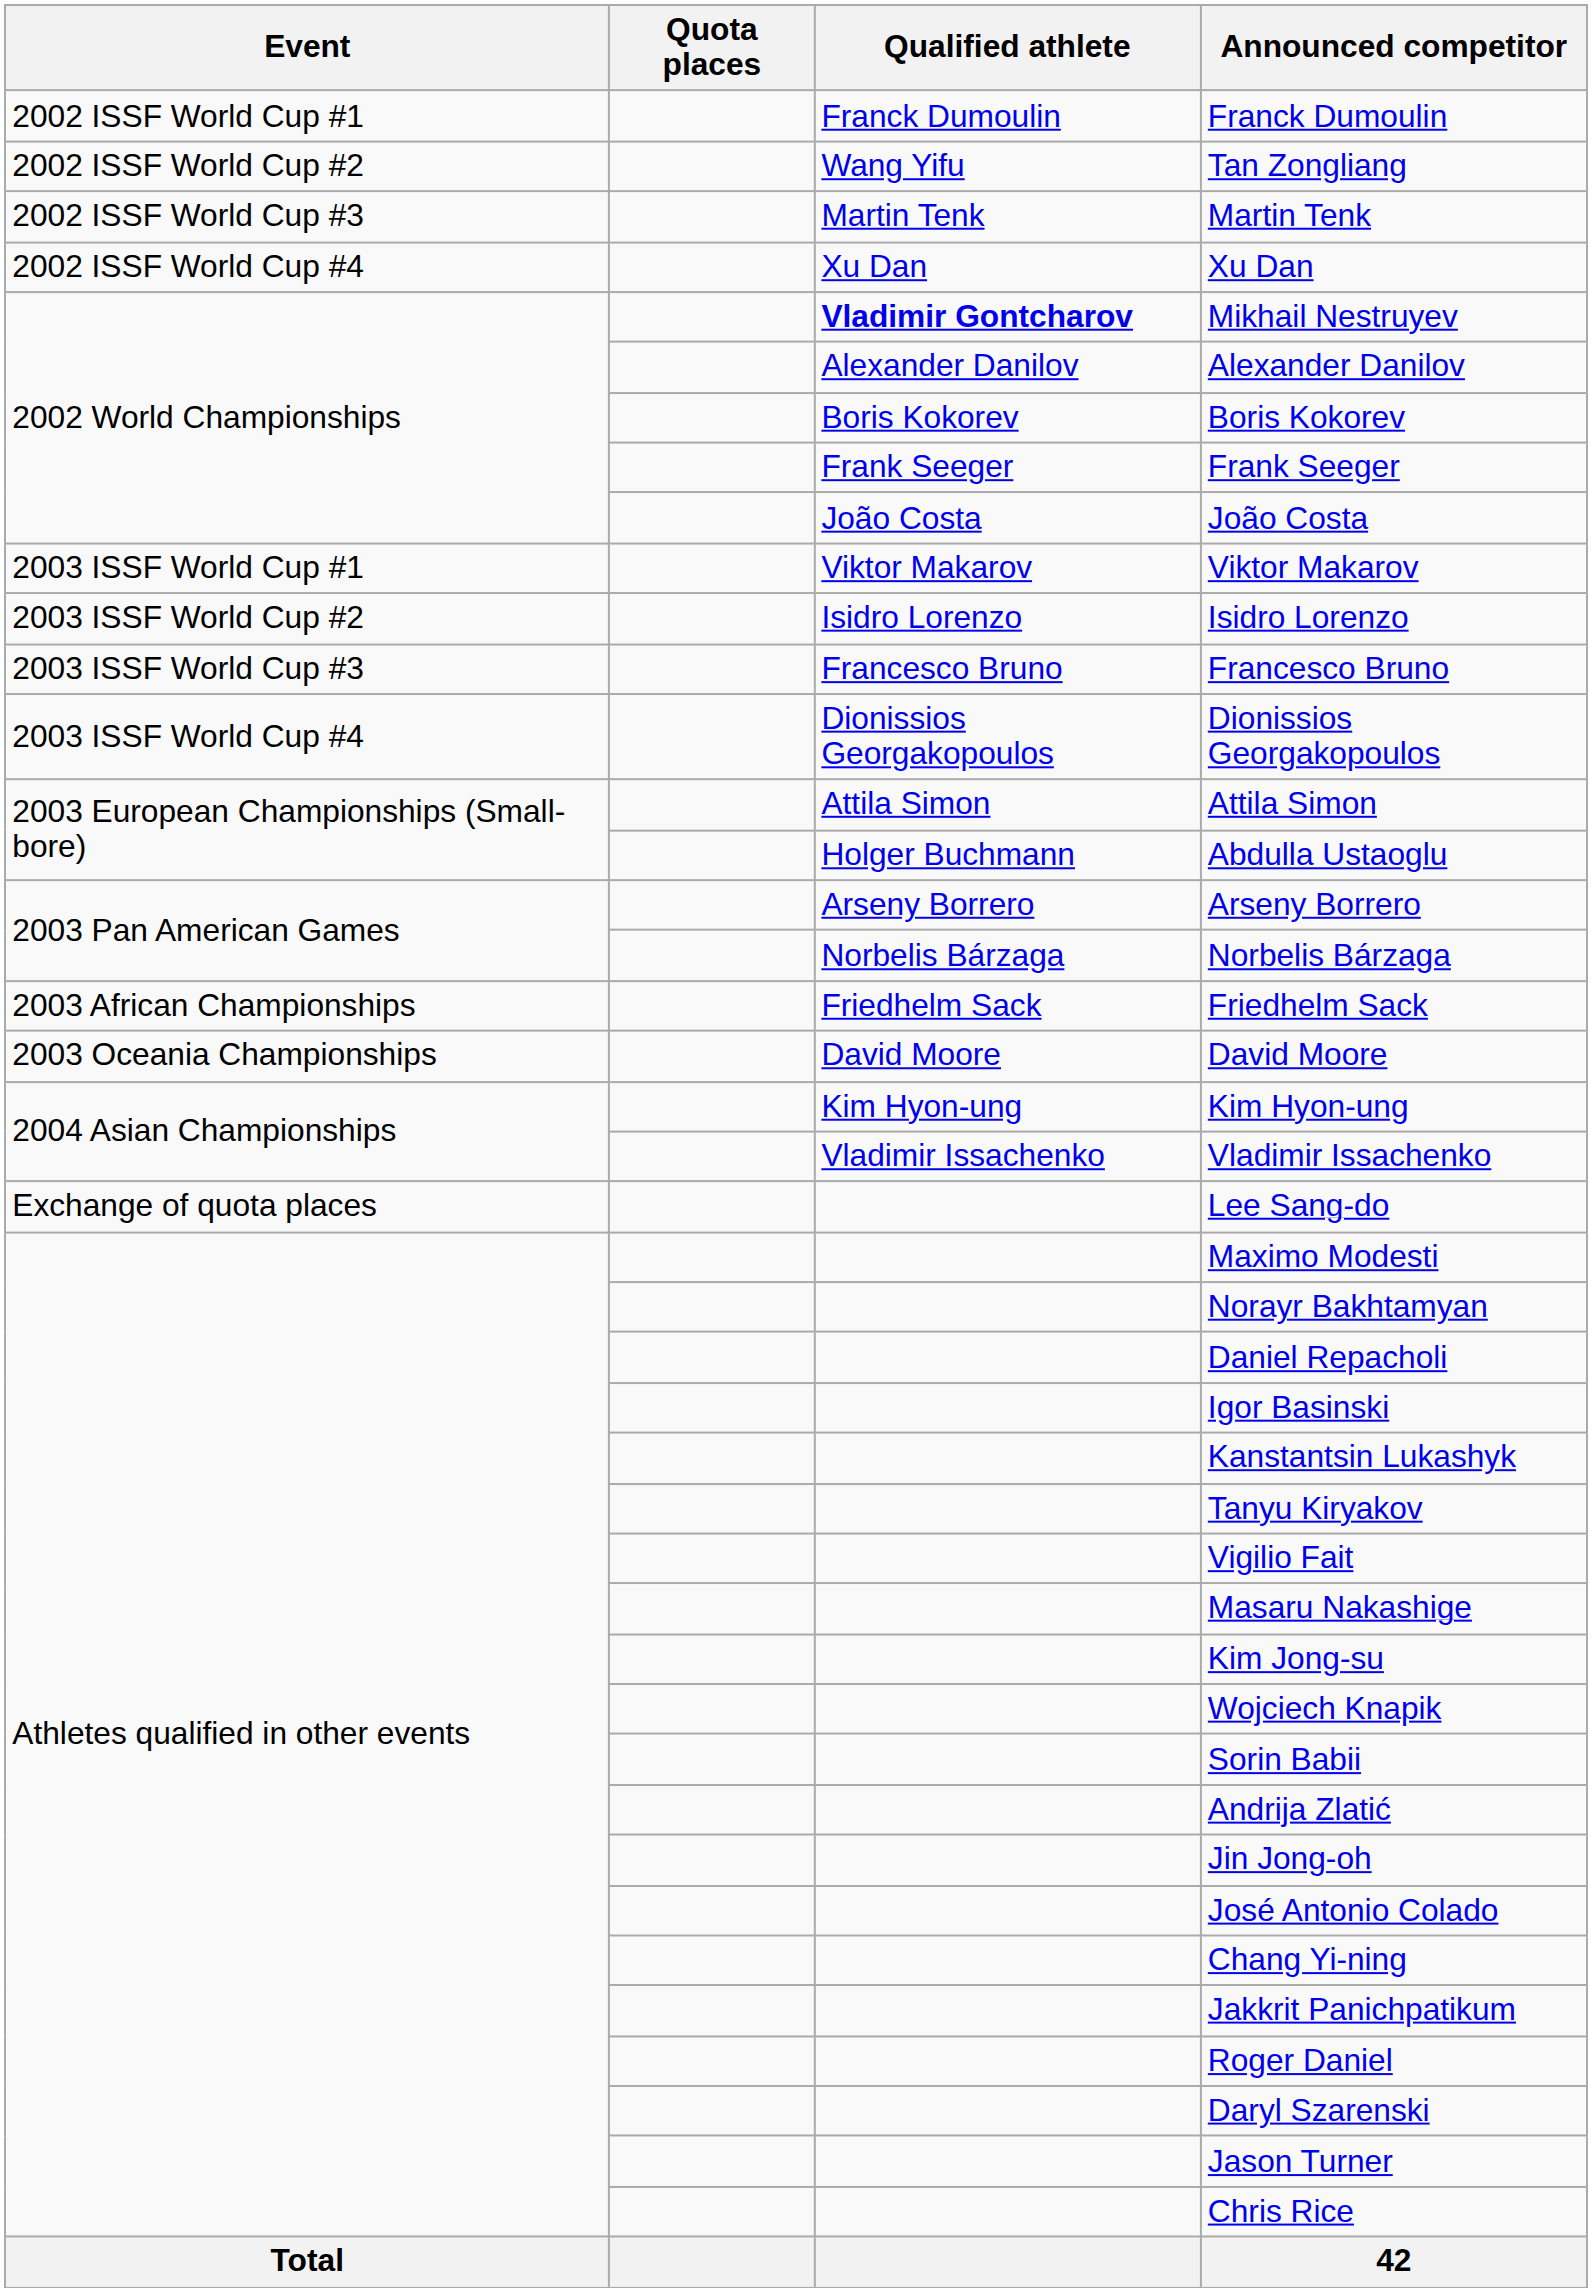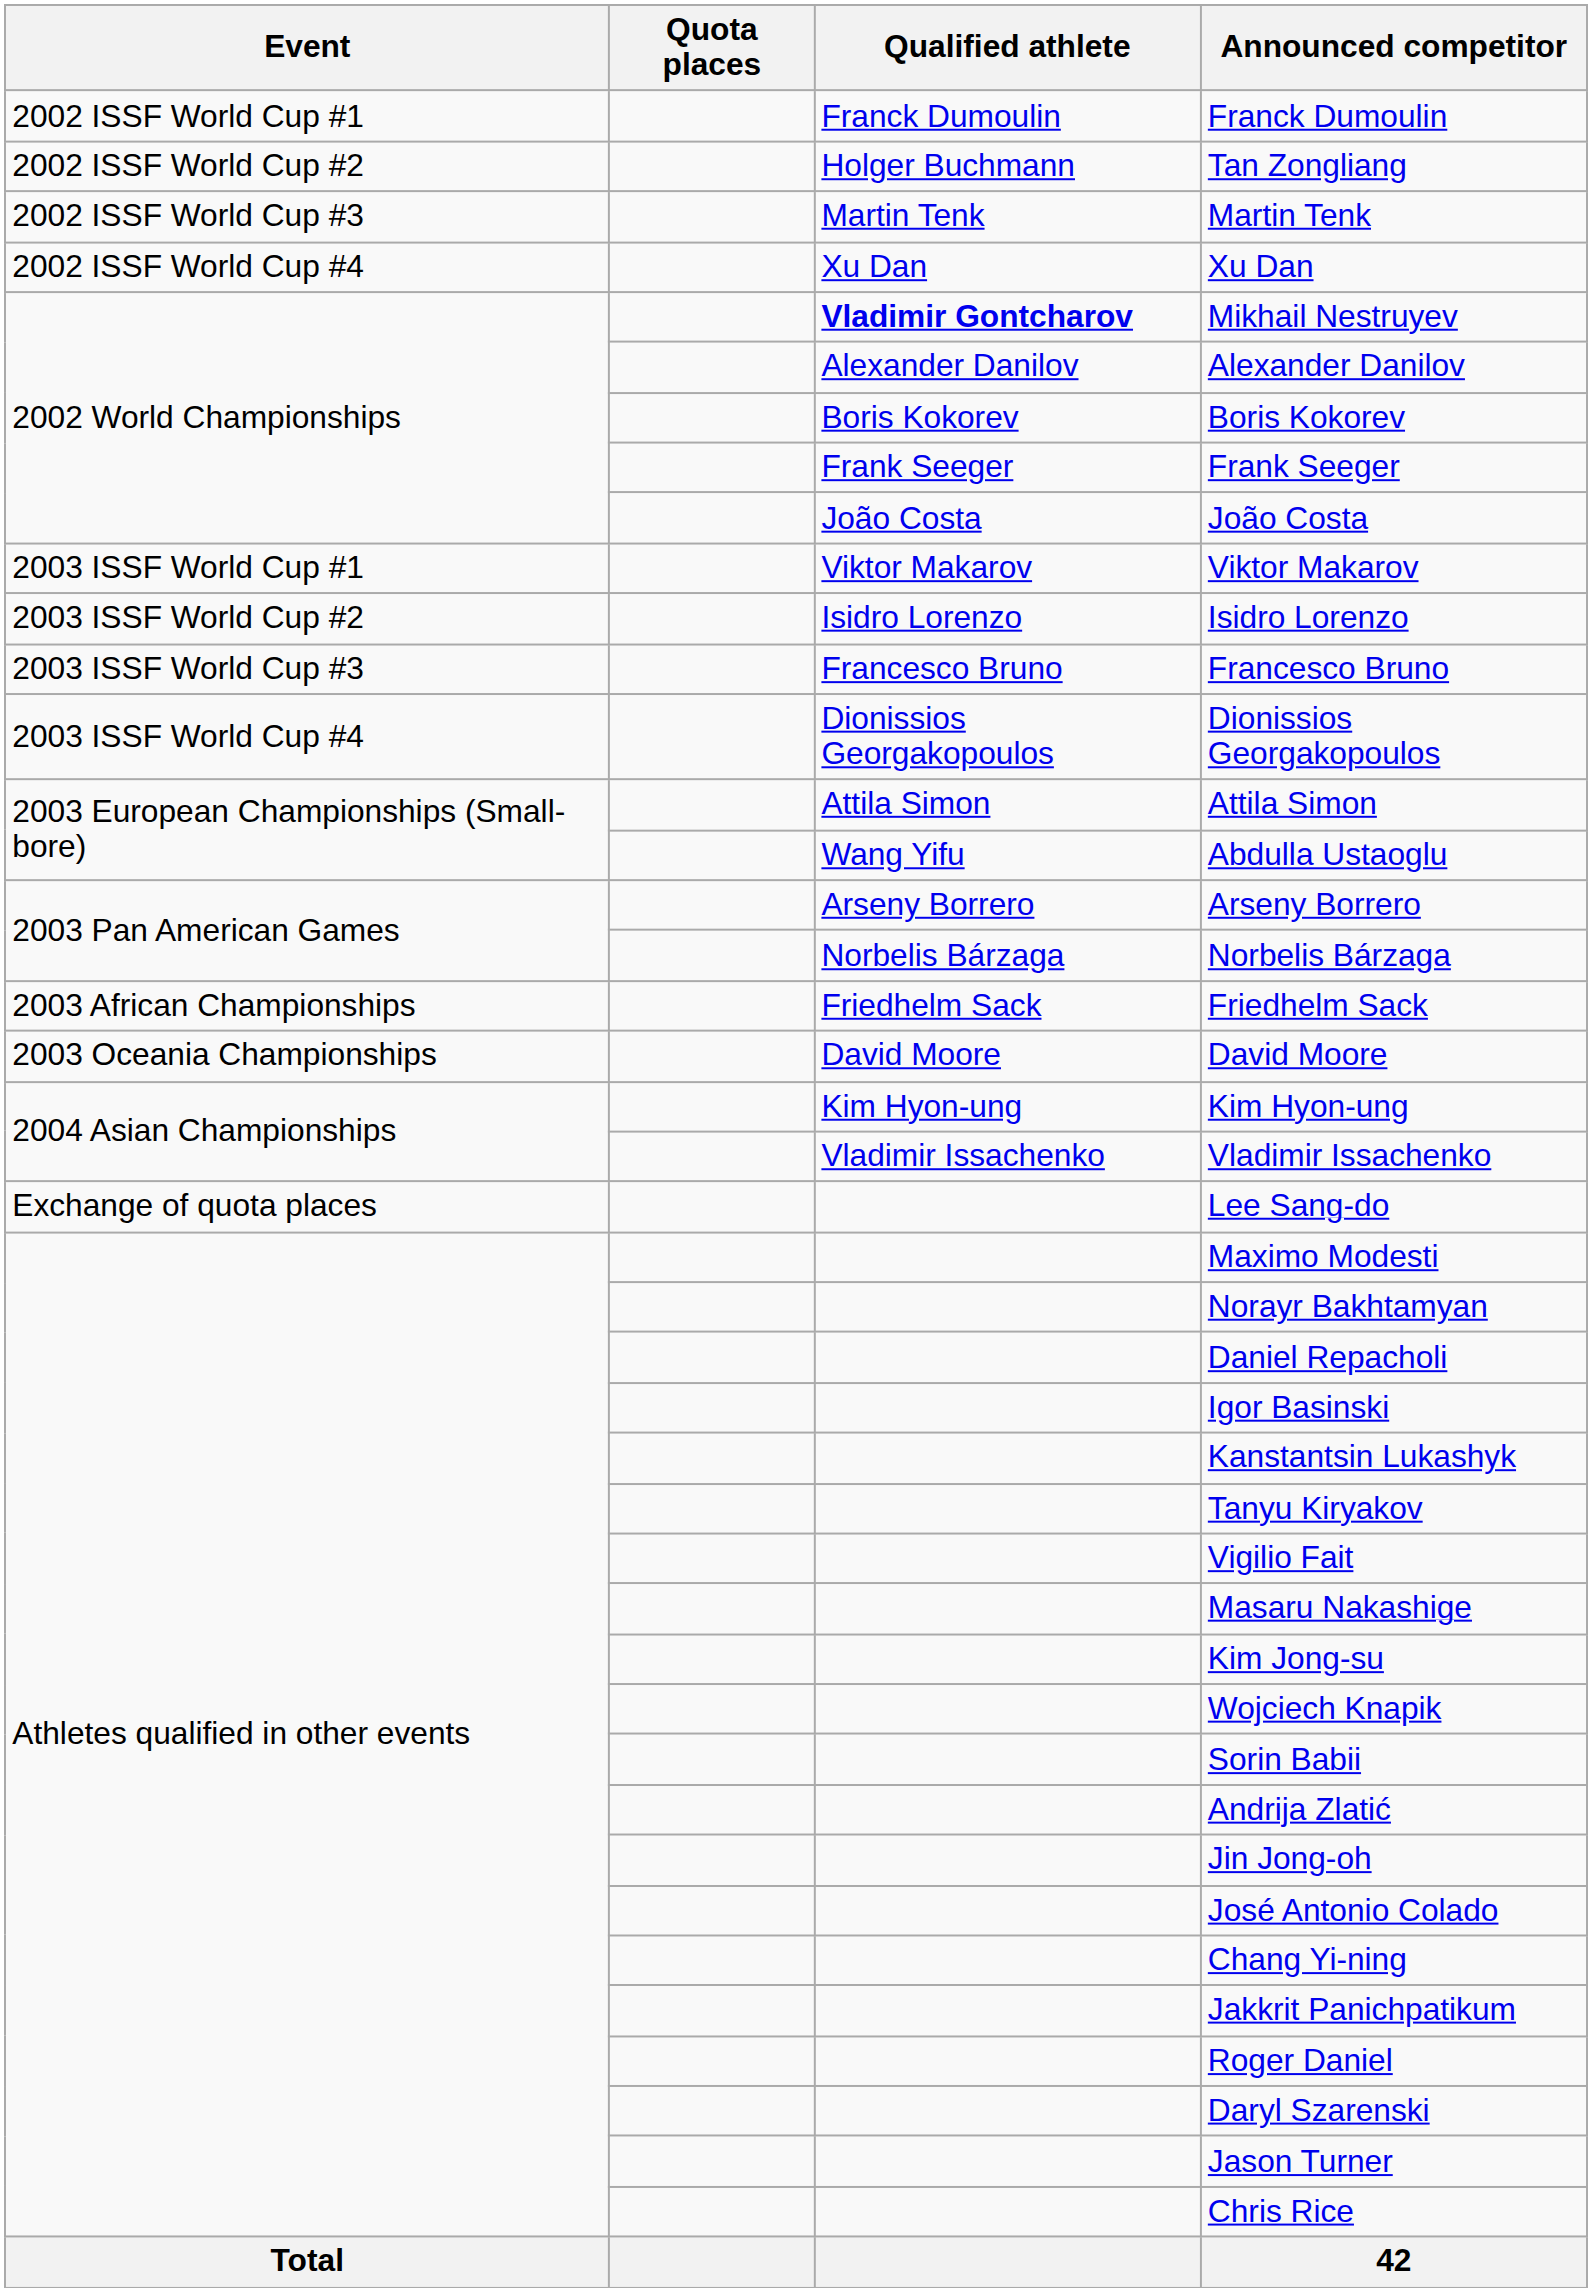(893, 165) Wang Yifu -> (948, 165) Holger Buchmann
(948, 854) Holger Buchmann -> (893, 854) Wang Yifu
